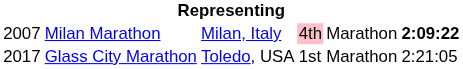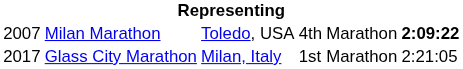(241, 33) Milan, Italy -> (248, 33) Toledo, USA
(310, 33) pink background -> (310, 33) no background
(248, 56) Toledo, USA -> (241, 56) Milan, Italy
